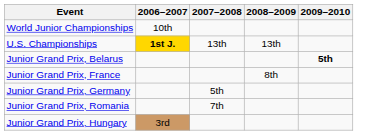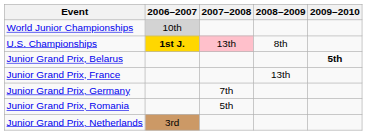(163, 28) no background -> (172, 28) lightgrey background
(217, 43) no background -> (226, 43) pink background
(271, 43) 13th -> (281, 43) 8th
(271, 75) 8th -> (281, 75) 13th
(217, 91) 5th -> (226, 91) 7th
(217, 106) 7th -> (226, 106) 5th
+ row: (75, 122)
- row: (67, 122)
